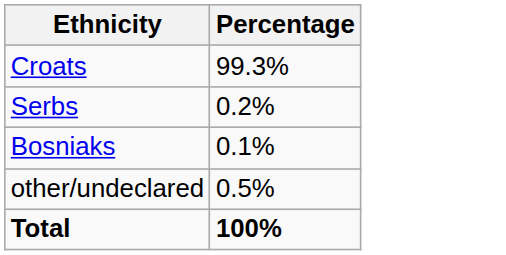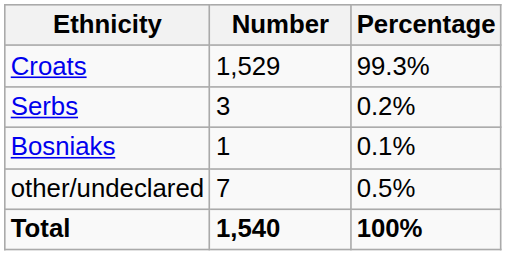+ column: (280, 24)
